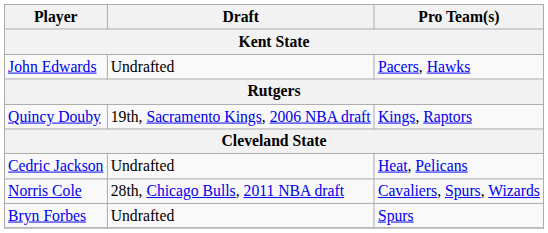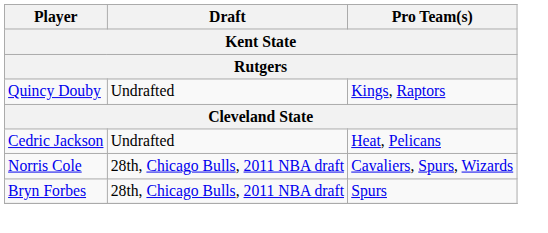- row: (52, 66)
(241, 116) 19th, Sacramento Kings, 2006 NBA draft -> (142, 91) Undrafted
(142, 215) Undrafted -> (227, 191) 28th, Chicago Bulls, 2011 NBA draft
